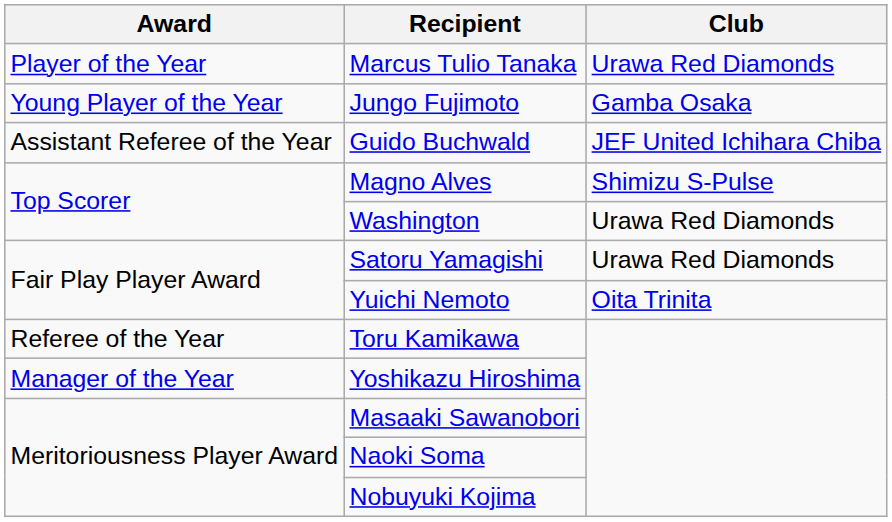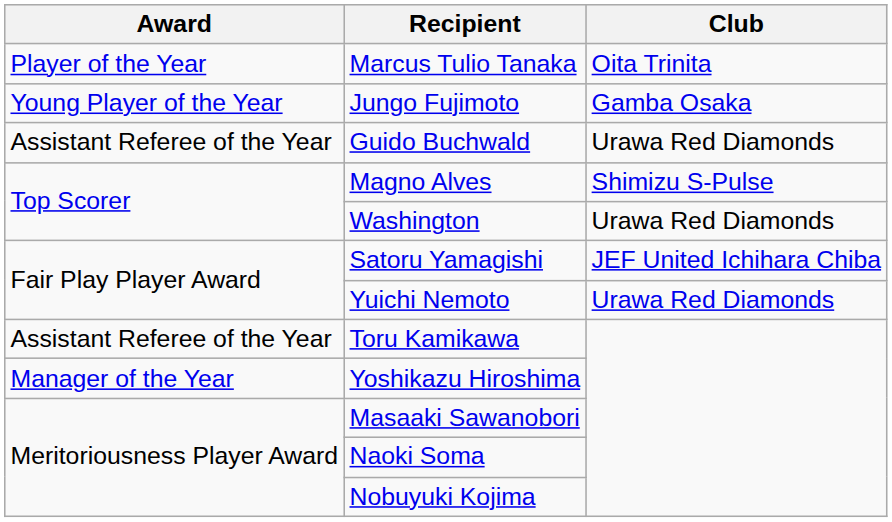(713, 63) Urawa Red Diamonds -> (652, 63) Oita Trinita
(736, 142) JEF United Ichihara Chiba -> (713, 142) Urawa Red Diamonds
(713, 260) Urawa Red Diamonds -> (736, 260) JEF United Ichihara Chiba
(652, 299) Oita Trinita -> (713, 299) Urawa Red Diamonds
(117, 338) Referee of the Year -> (171, 338) Assistant Referee of the Year
